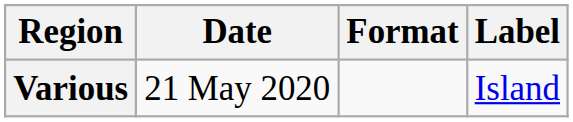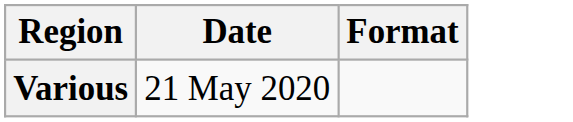- column: (517, 32)
